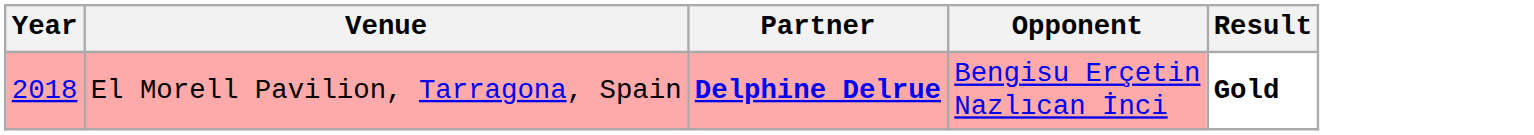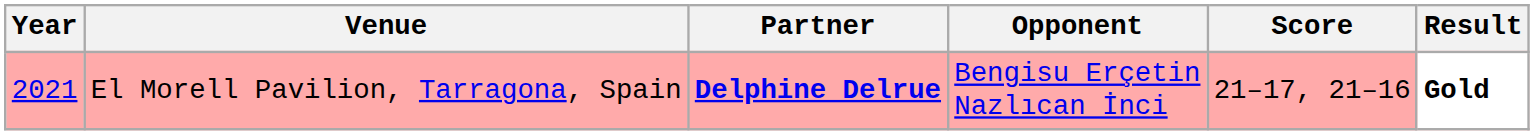+ column: (1312, 28)
(45, 90) 2018 -> (45, 90) 2021
